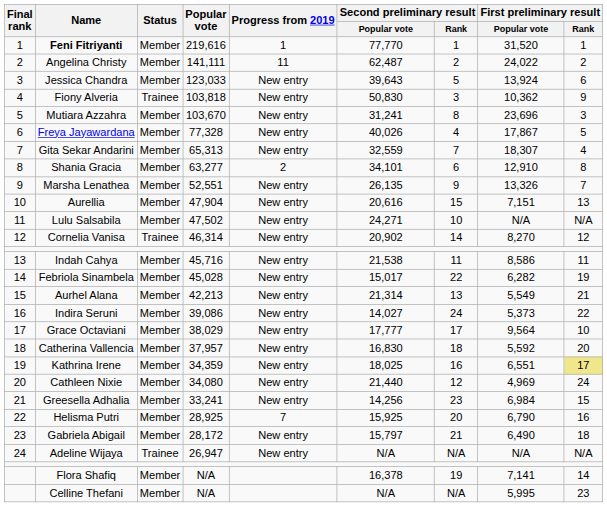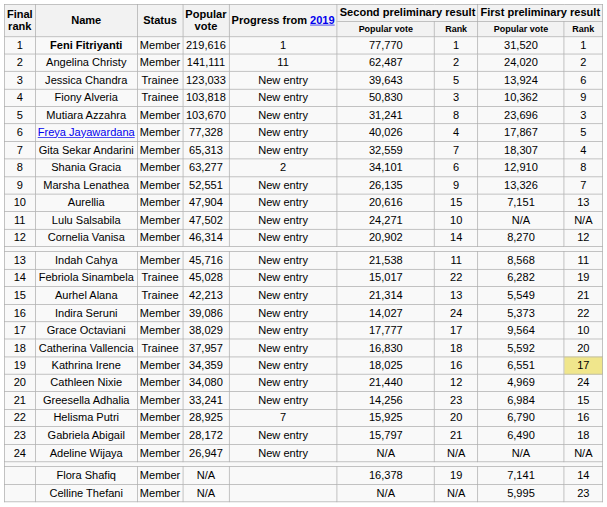(521, 62) 24,022 -> (521, 62) 24,020
(160, 80) Member -> (160, 80) Trainee
(160, 237) Trainee -> (160, 237) Member
(521, 260) 8,586 -> (521, 260) 8,568
(160, 278) Member -> (160, 278) Trainee
(160, 295) Member -> (160, 295) Trainee
(160, 348) Member -> (160, 348) Trainee
(160, 453) Trainee -> (160, 453) Member
